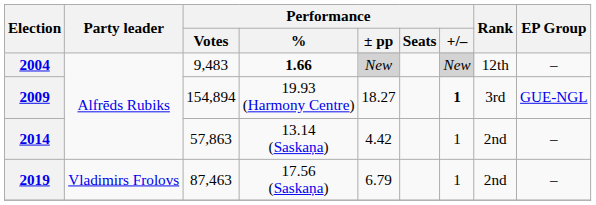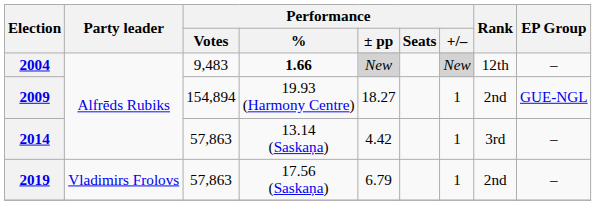(457, 97) bold -> (457, 97) normal
(495, 97) 3rd -> (495, 97) 2nd
(495, 138) 2nd -> (495, 138) 3rd
(211, 179) 87,463 -> (211, 179) 57,863
